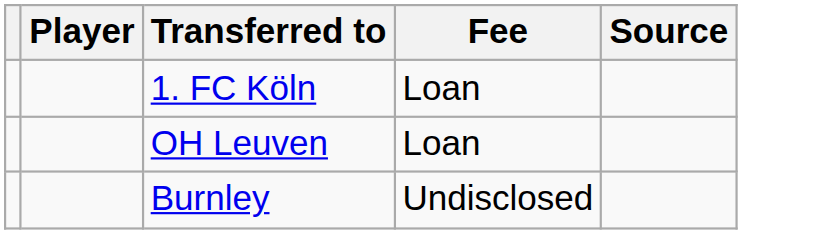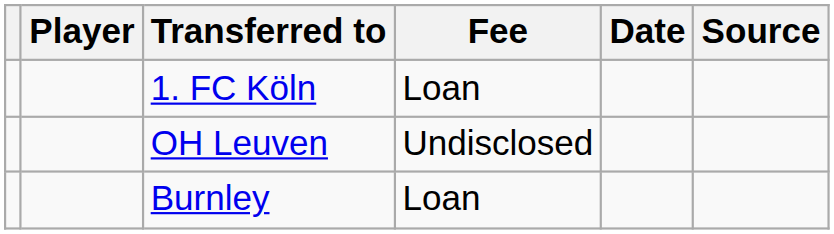+ column: (647, 32)
(441, 143) Loan -> (498, 143) Undisclosed
(498, 198) Undisclosed -> (441, 198) Loan
